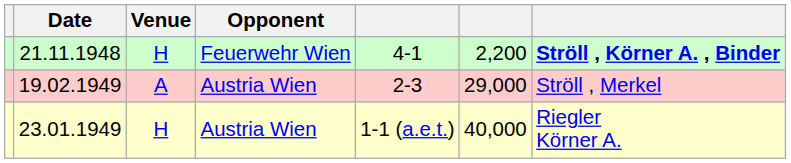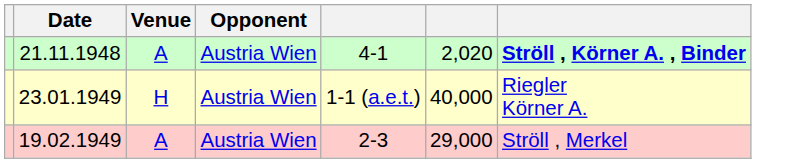(161, 53) H -> (161, 53) A
(276, 53) Feuerwehr Wien -> (259, 53) Austria Wien
(501, 53) 2,200 -> (467, 53) 2,020
rows swapped: (70, 129) <-> (70, 85)
